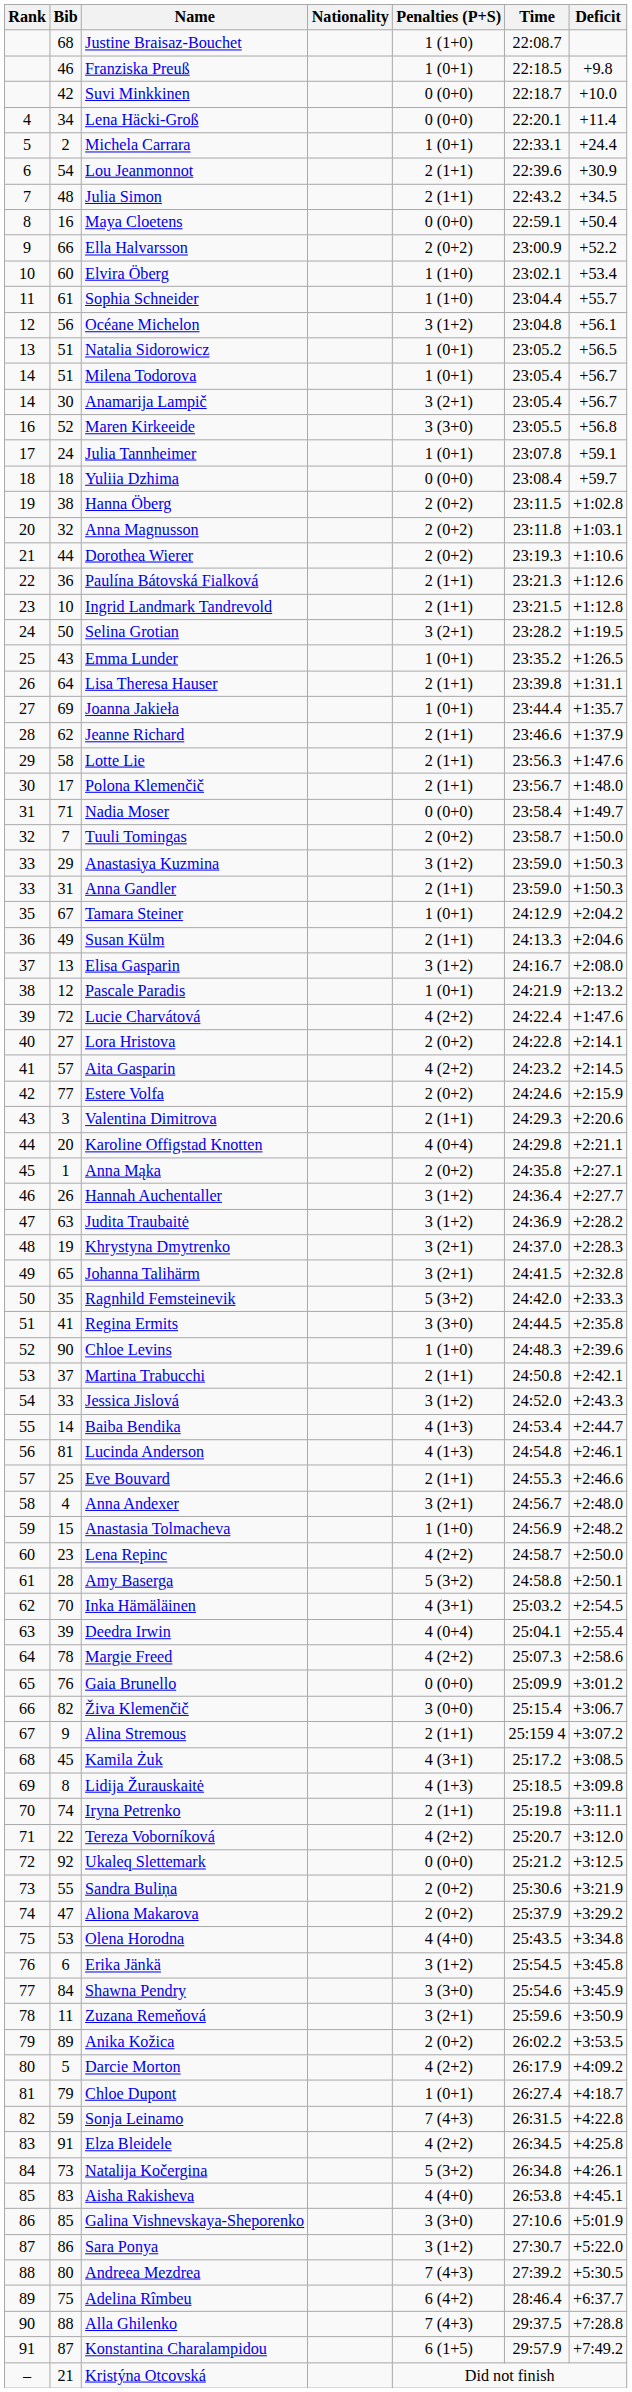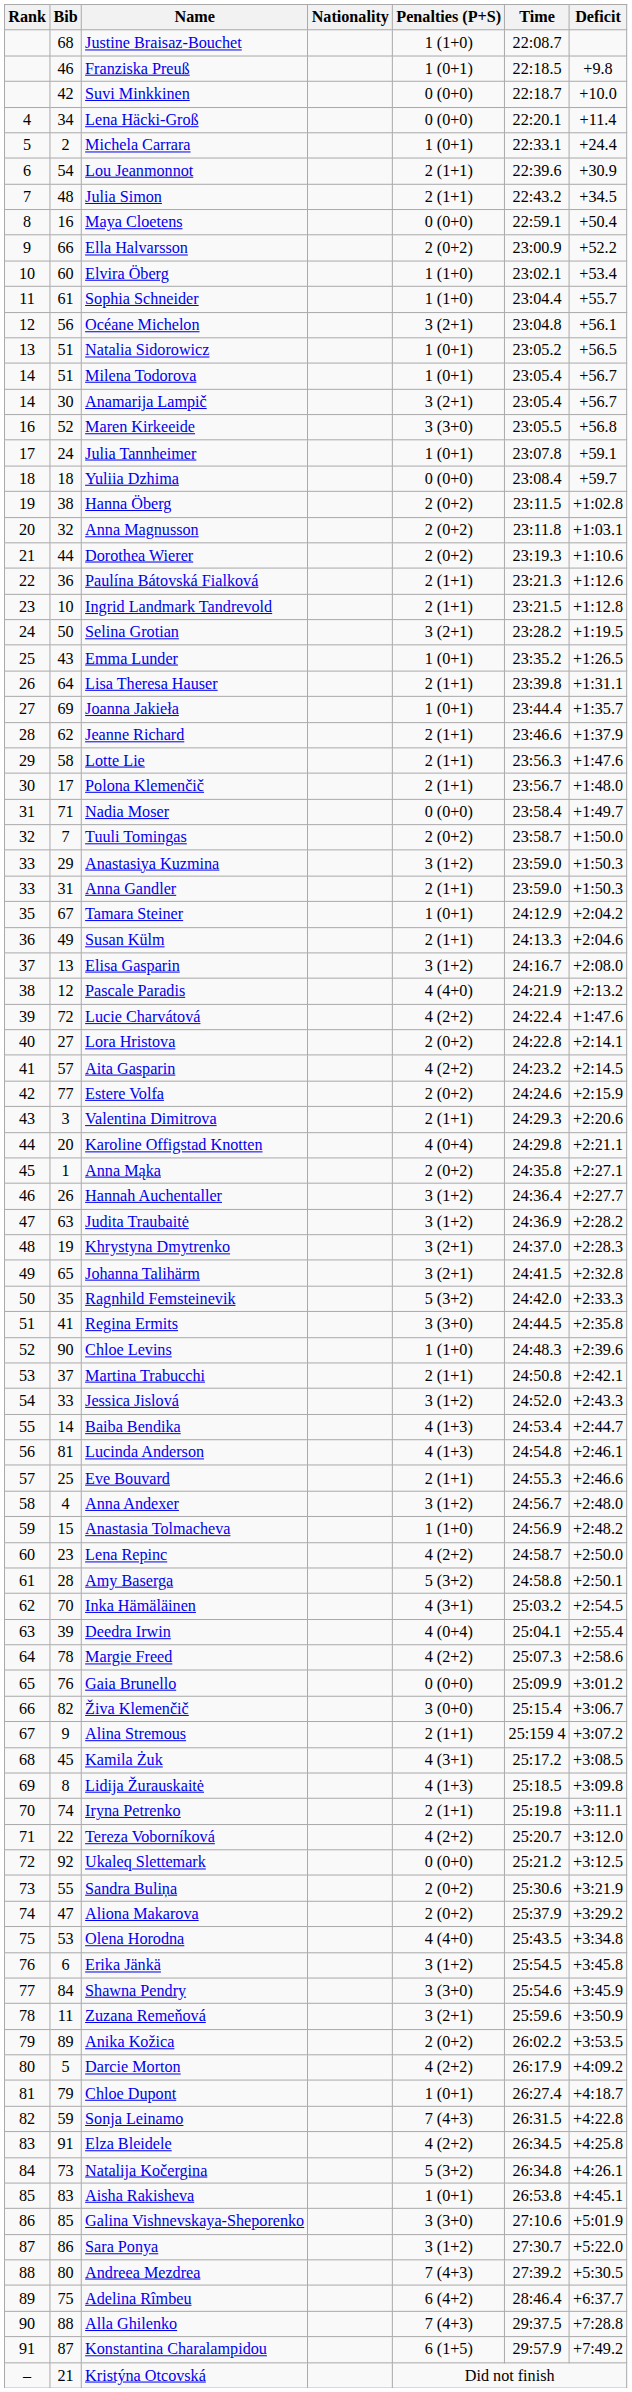(449, 324) 3 (1+2) -> (449, 324) 3 (2+1)
(449, 991) 1 (0+1) -> (449, 991) 4 (4+0)
(449, 1503) 3 (2+1) -> (449, 1503) 3 (1+2)
(449, 2195) 4 (4+0) -> (449, 2195) 1 (0+1)
